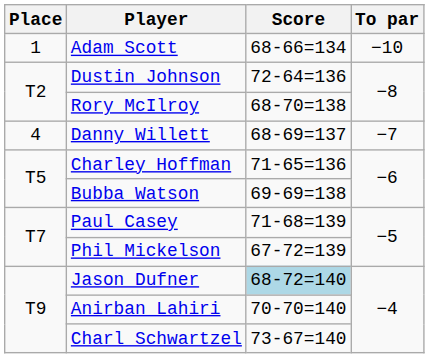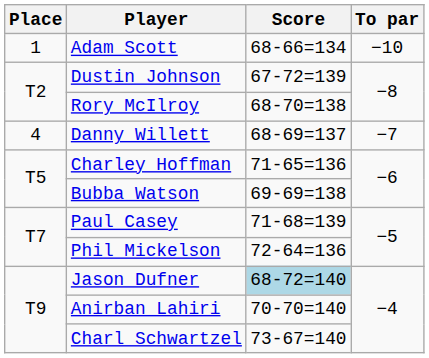(298, 77) 72-64=136 -> (298, 77) 67-72=139
(298, 251) 67-72=139 -> (298, 251) 72-64=136
